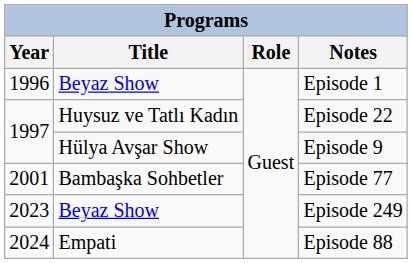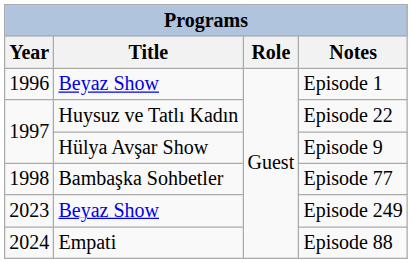(29, 178) 2001 -> (29, 178) 1998
